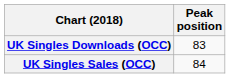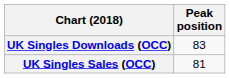(199, 63) 84 -> (199, 63) 81
